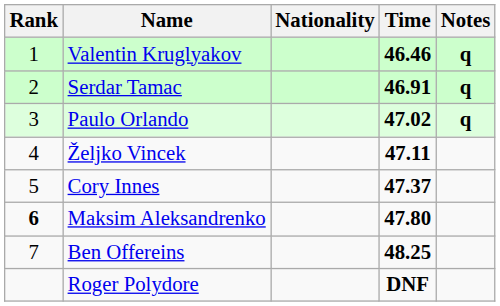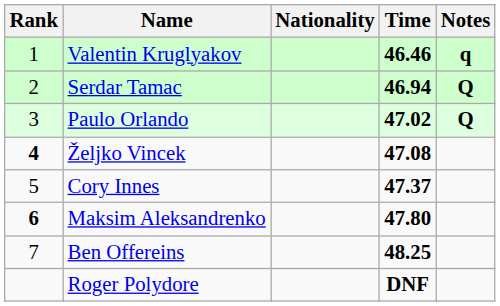(408, 86) 46.91 -> (408, 86) 46.94
(466, 86) q -> (466, 86) Q
(466, 119) q -> (466, 119) Q
(34, 152) normal -> (34, 152) bold
(408, 152) 47.11 -> (408, 152) 47.08
